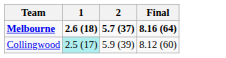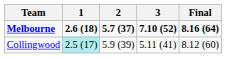+ column: (158, 12)
